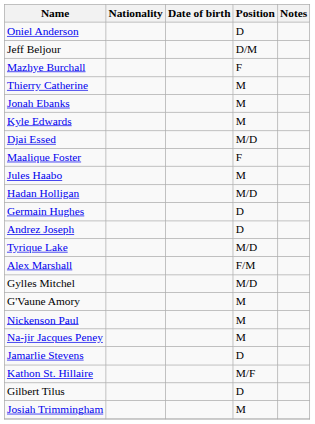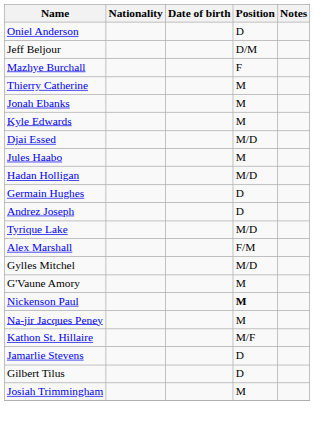- row: (44, 157)
(241, 319) normal -> (241, 301) bold
rows swapped: (45, 355) <-> (50, 373)
